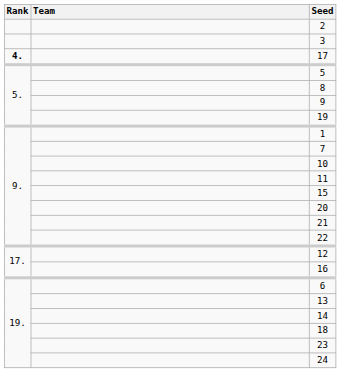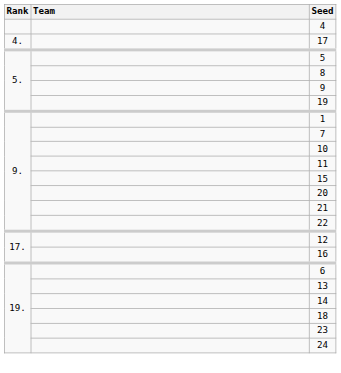- row: (323, 27)
+ row: (323, 27)
- row: (323, 42)
(18, 56) bold -> (18, 42) normal
